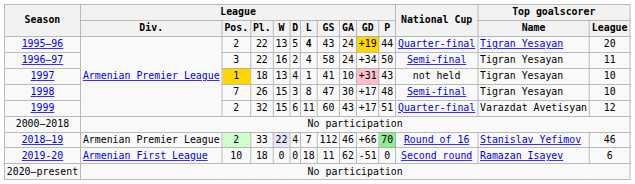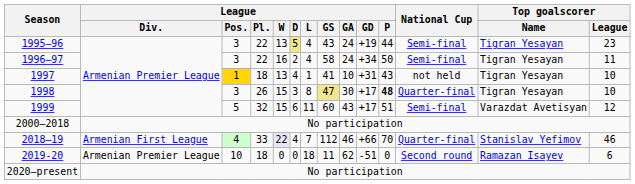(236, 45) 2 -> (236, 45) 3
(295, 45) no background -> (295, 45) khaki background
(309, 45) bold -> (309, 45) normal
(368, 45) gold background -> (368, 45) no background
(437, 45) Quarter-final -> (437, 45) Semi-final
(610, 45) 20 -> (610, 45) 23
(368, 77) pink background -> (368, 77) no background
(236, 92) 7 -> (236, 92) 3
(328, 92) no background -> (328, 92) khaki background
(387, 92) normal -> (387, 92) bold
(437, 92) Semi-final -> (437, 92) Quarter-final
(236, 108) 2 -> (236, 108) 5
(437, 108) Quarter-final -> (437, 108) Semi-final
(151, 140) Armenian Premier League -> (145, 140) Armenian First League
(236, 140) 2 -> (236, 140) 4
(387, 140) lightgreen background -> (387, 140) no background
(437, 140) Round of 16 -> (437, 140) Quarter-final
(145, 156) Armenian First League -> (151, 156) Armenian Premier League
